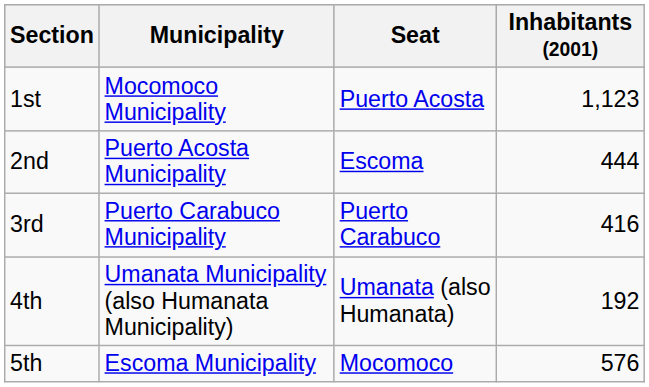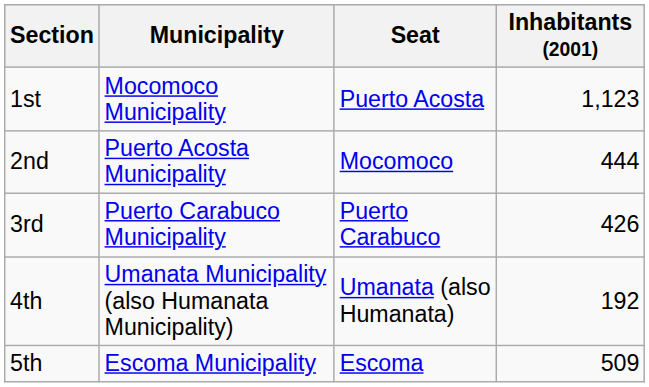(382, 161) Escoma -> (396, 161) Mocomoco
(620, 224) 416 -> (620, 224) 426
(396, 363) Mocomoco -> (382, 363) Escoma
(620, 363) 576 -> (620, 363) 509
